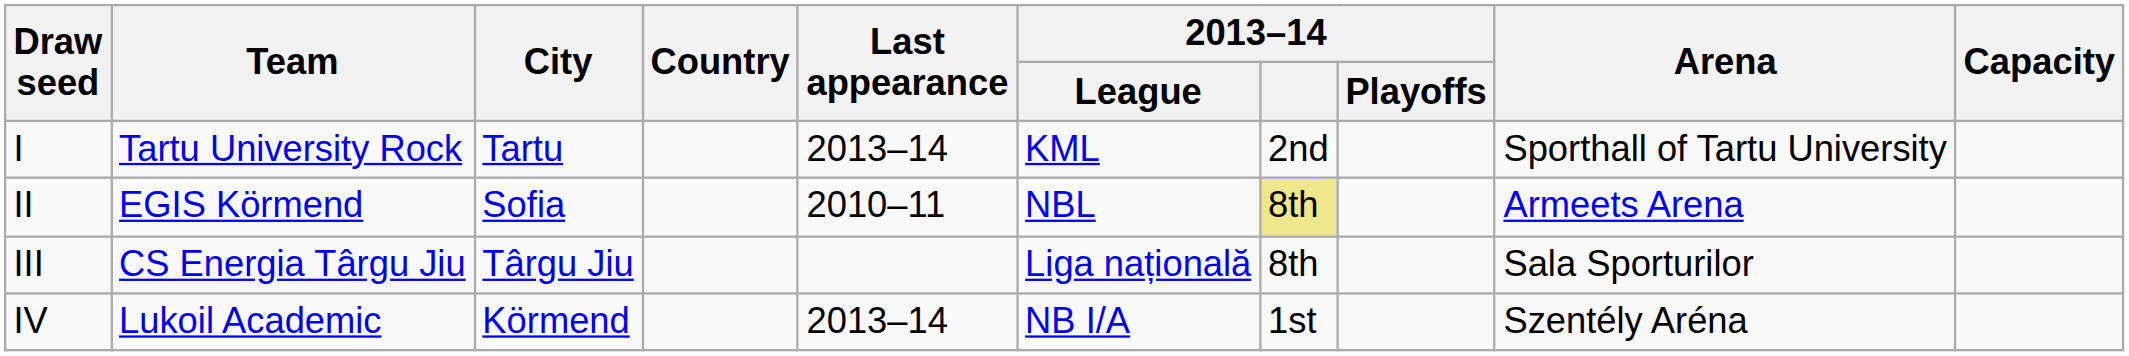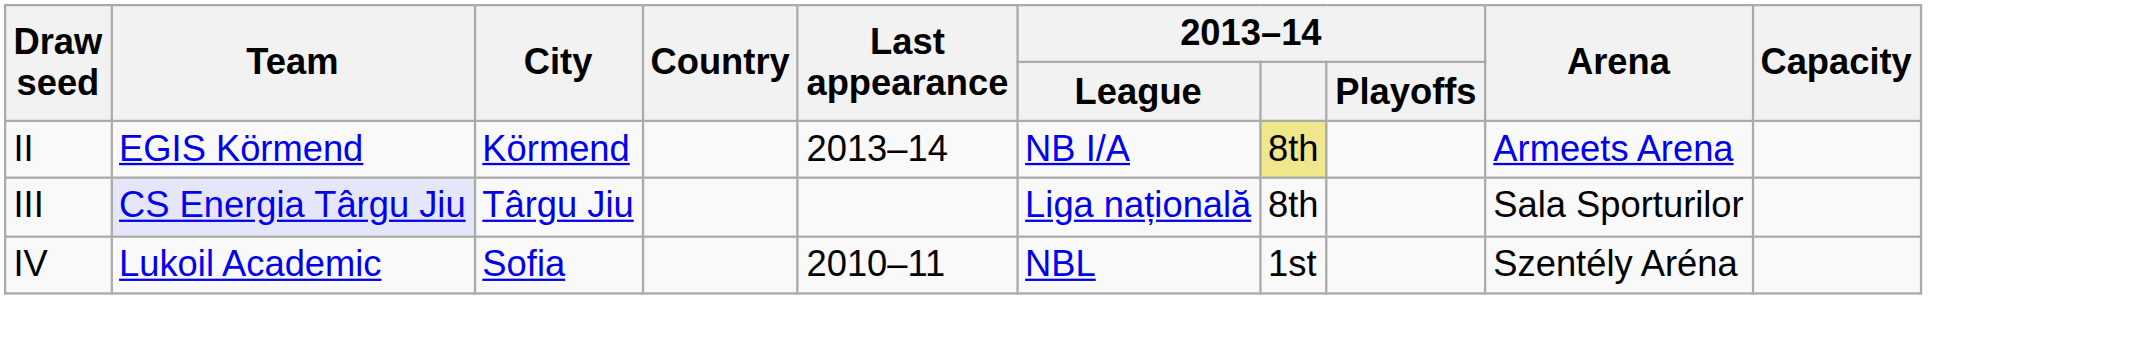- row: (58, 149)
(524, 206) Sofia -> (556, 148) Körmend
(907, 207) 2010–11 -> (907, 149) 2013–14
(1060, 206) NBL -> (1078, 148) NB I/A
(292, 263) no background -> (292, 206) lavender background
(556, 321) Körmend -> (524, 263) Sofia
(907, 322) 2013–14 -> (907, 264) 2010–11
(1078, 321) NB I/A -> (1060, 263) NBL
